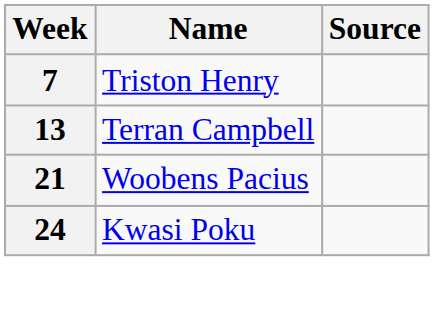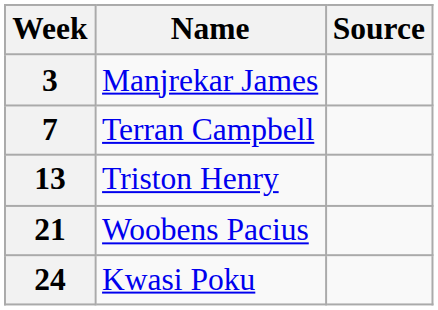+ row: (50, 79)
(190, 79) Triston Henry -> (208, 129) Terran Campbell
(208, 129) Terran Campbell -> (190, 179) Triston Henry
